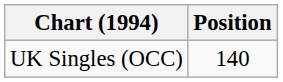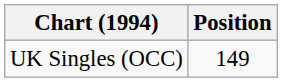(232, 58) 140 -> (232, 58) 149
